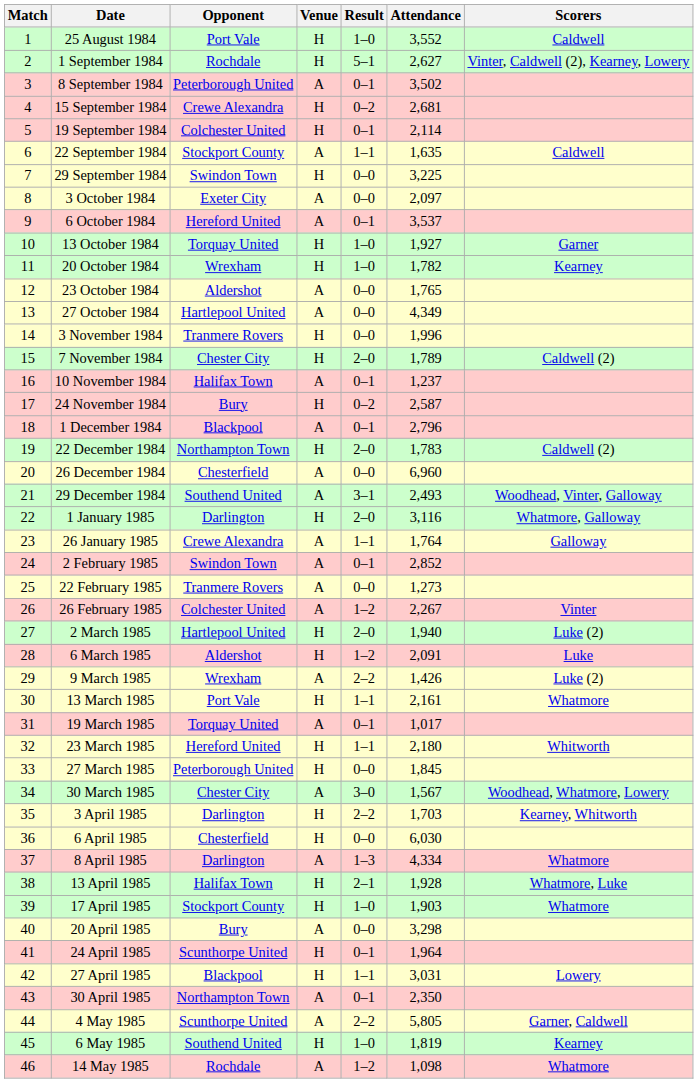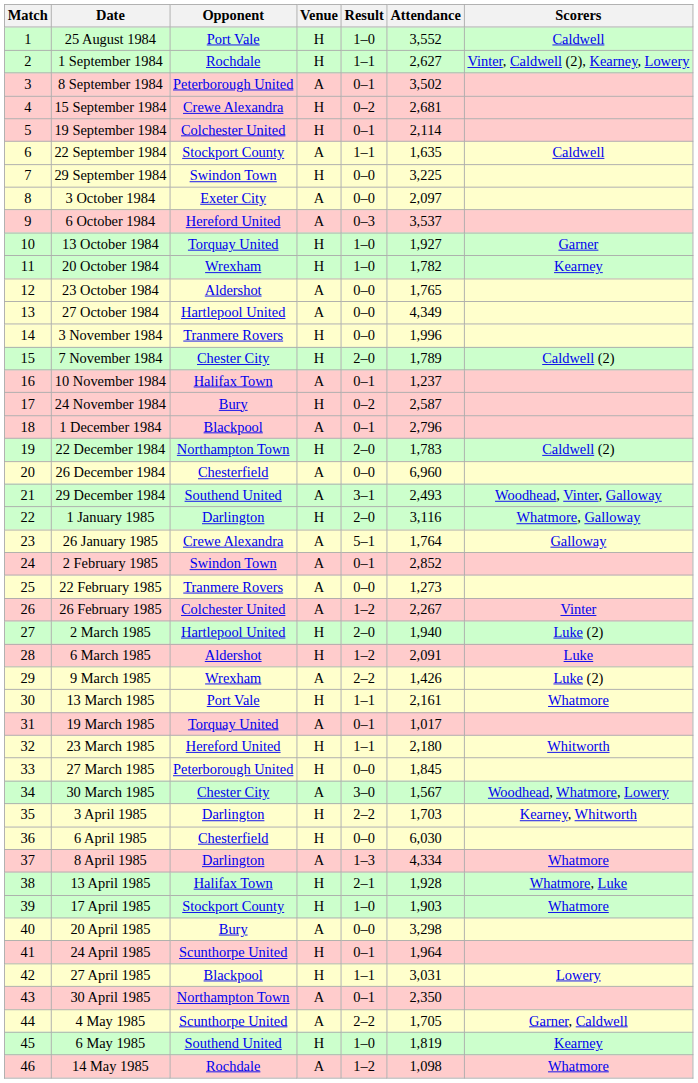(364, 61) 5–1 -> (364, 61) 1–1
(364, 221) 0–1 -> (364, 221) 0–3
(364, 541) 1–1 -> (364, 541) 5–1
(426, 1020) 5,805 -> (426, 1020) 1,705
